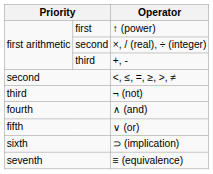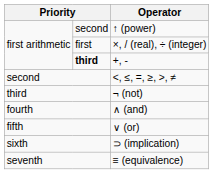(83, 28) first -> (92, 28) second
(92, 45) second -> (83, 45) first
(85, 61) normal -> (87, 61) bold
